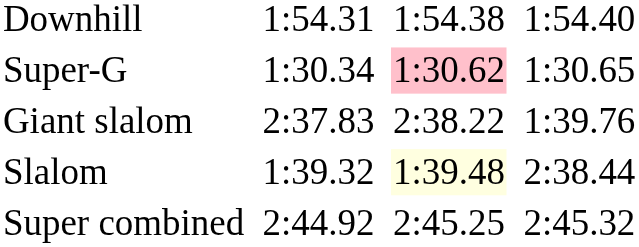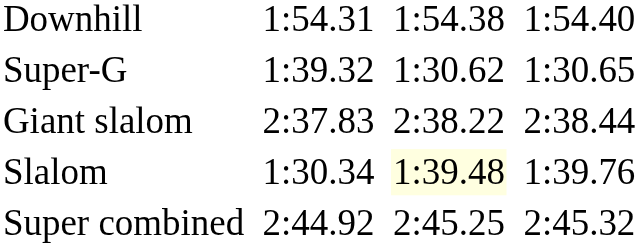(319, 69) 1:30.34 -> (319, 69) 1:39.32
(449, 69) pink background -> (449, 69) no background
(579, 120) 1:39.76 -> (579, 120) 2:38.44
(319, 171) 1:39.32 -> (319, 171) 1:30.34
(579, 171) 2:38.44 -> (579, 171) 1:39.76
